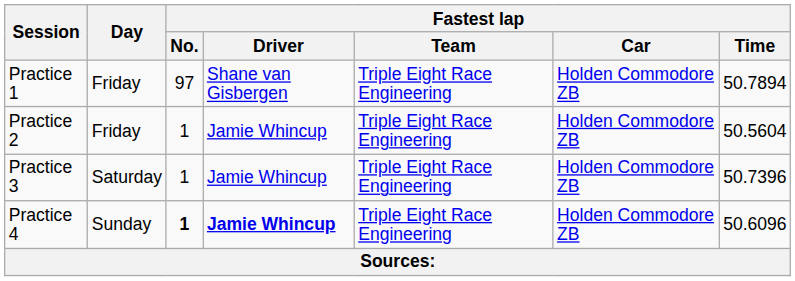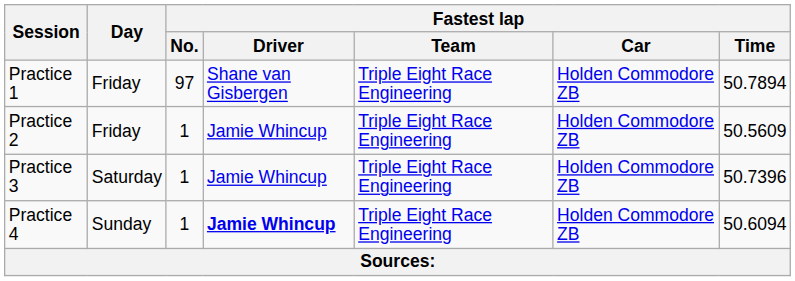(755, 130) 50.5604 -> (755, 130) 50.5609
(184, 224) bold -> (184, 224) normal
(755, 224) 50.6096 -> (755, 224) 50.6094
